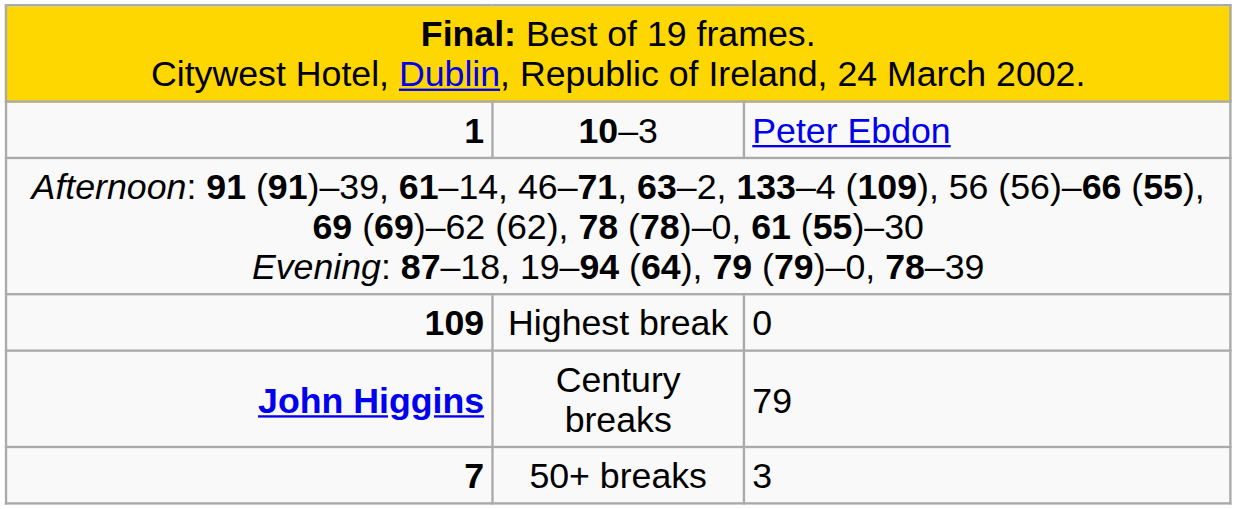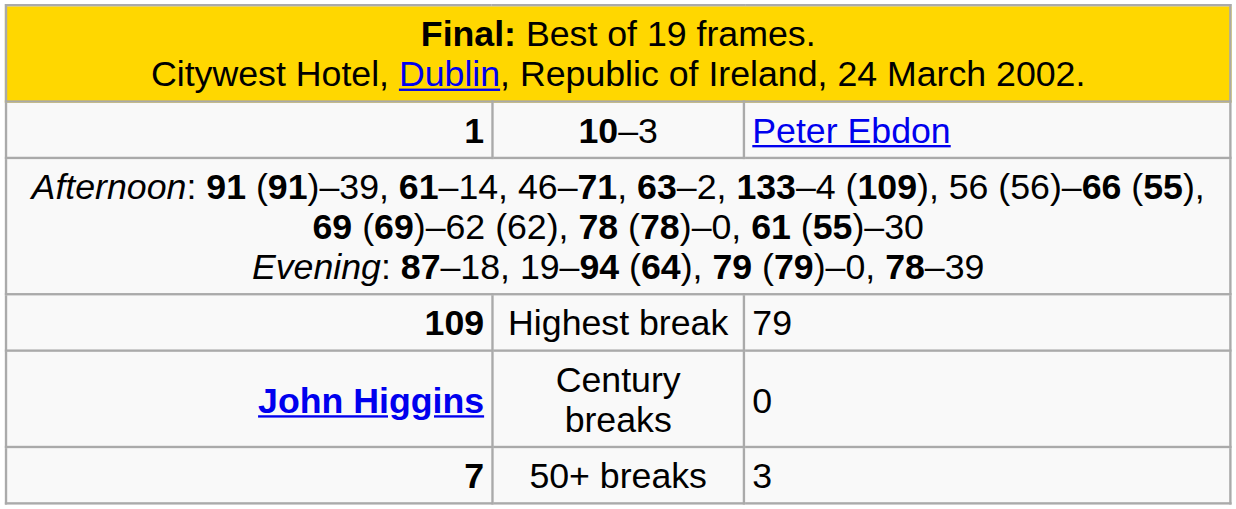(762, 323) 0 -> (772, 323) 79
(772, 400) 79 -> (762, 400) 0
